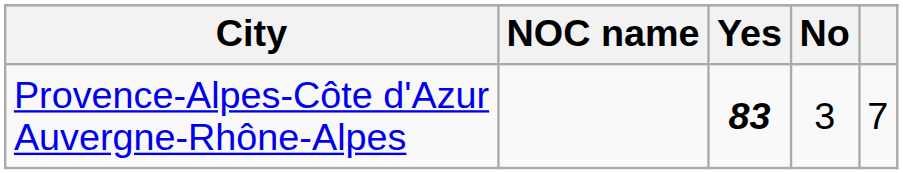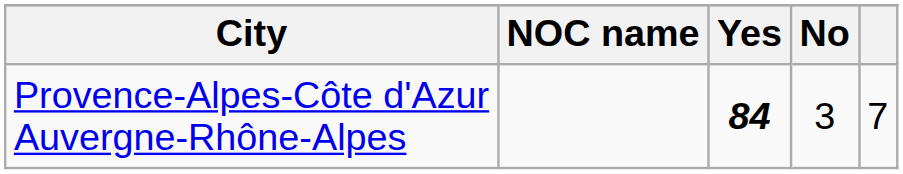(750, 115) 83 -> (750, 115) 84
